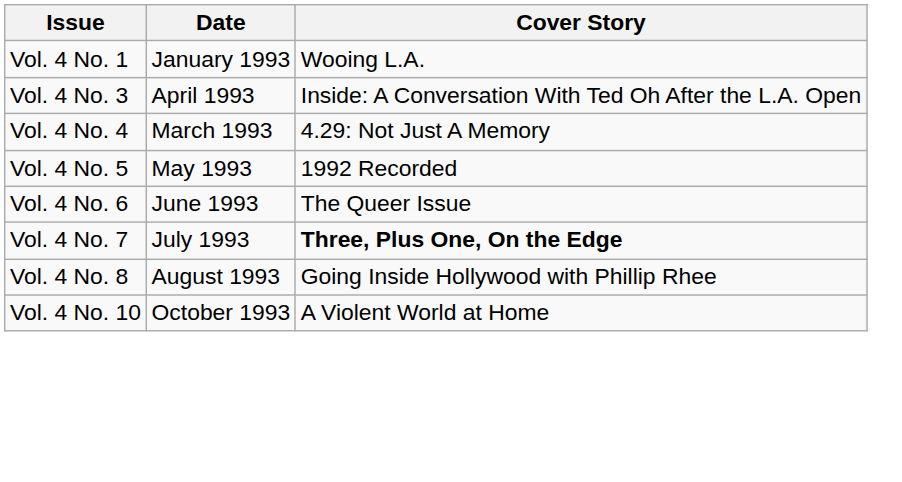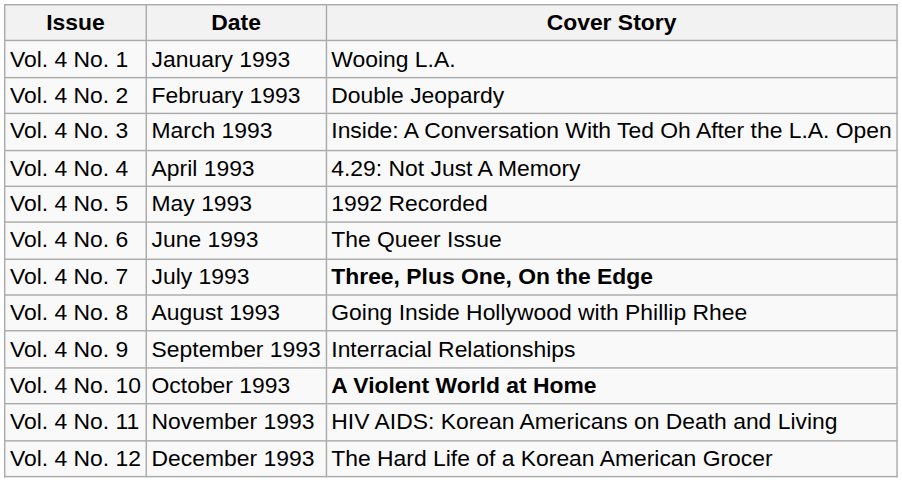+ row: (69, 95)
(203, 95) April 1993 -> (212, 131) March 1993
(212, 131) March 1993 -> (203, 167) April 1993
+ row: (69, 349)
(425, 312) normal -> (464, 385) bold
+ row: (75, 421)
+ row: (75, 458)
